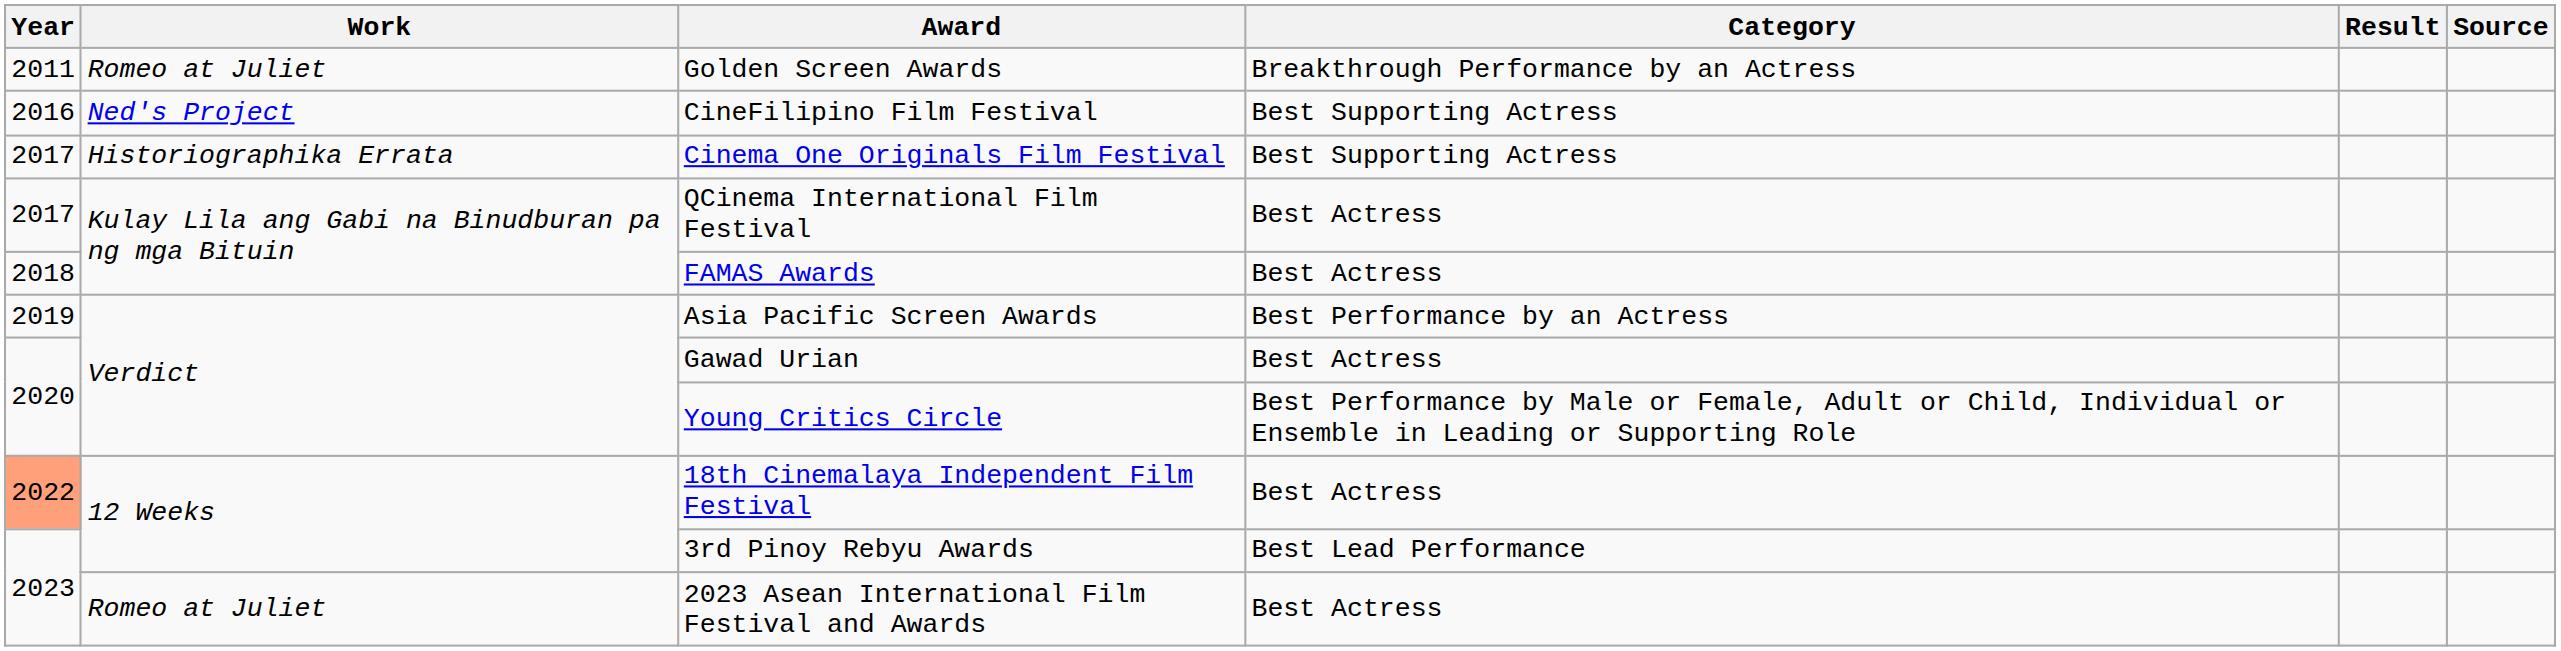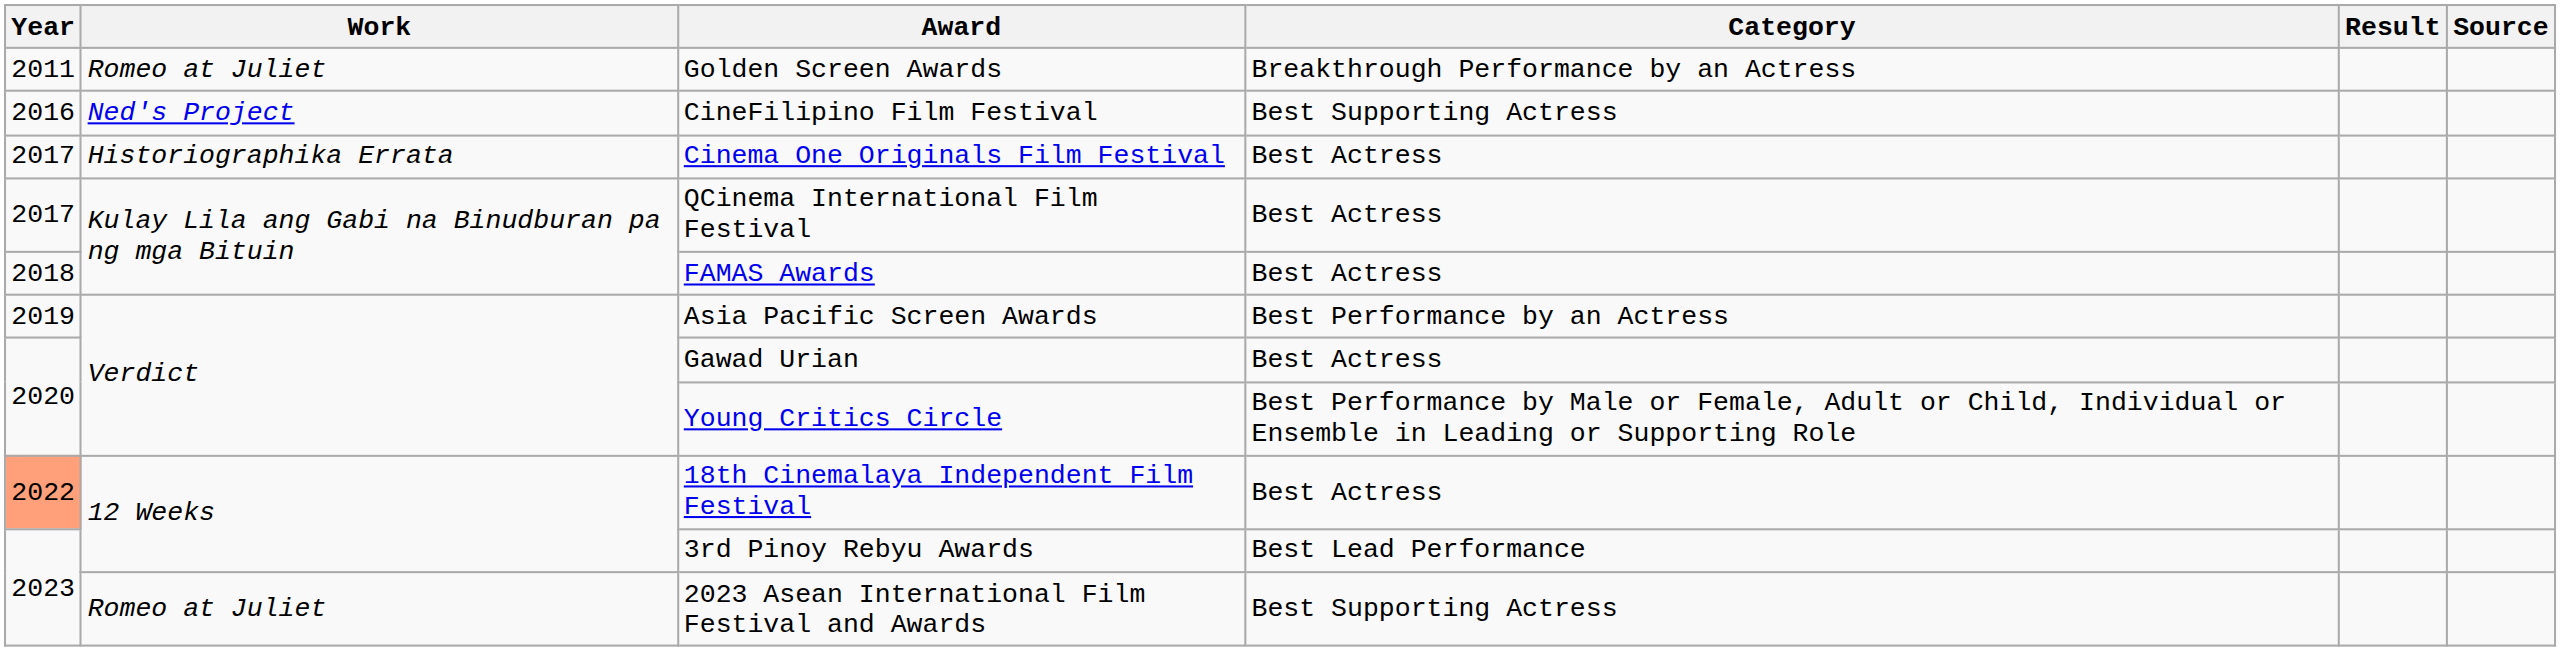(1435, 156) Best Supporting Actress -> (1347, 156) Best Actress
(1347, 609) Best Actress -> (1435, 609) Best Supporting Actress
